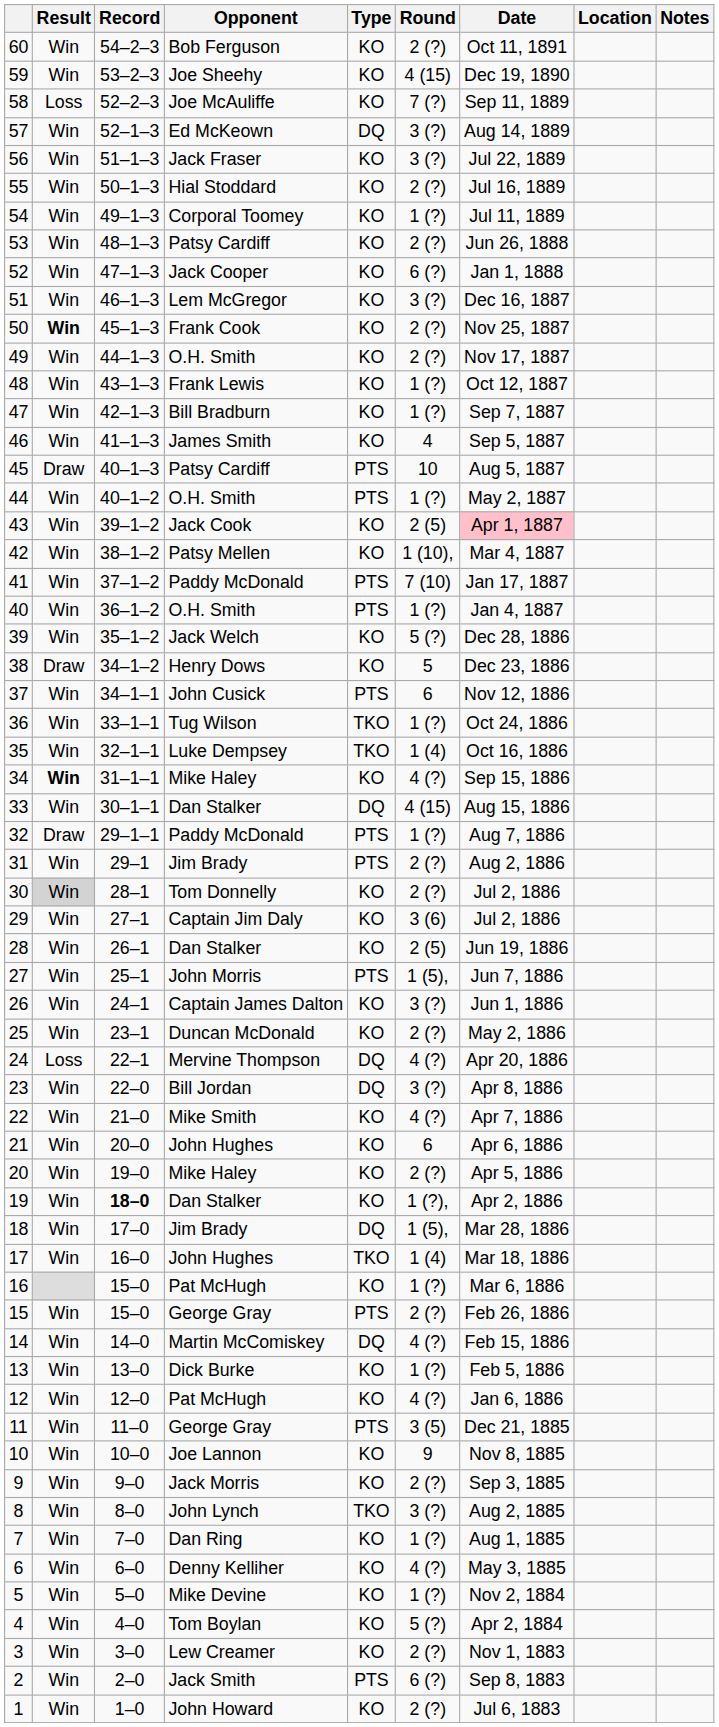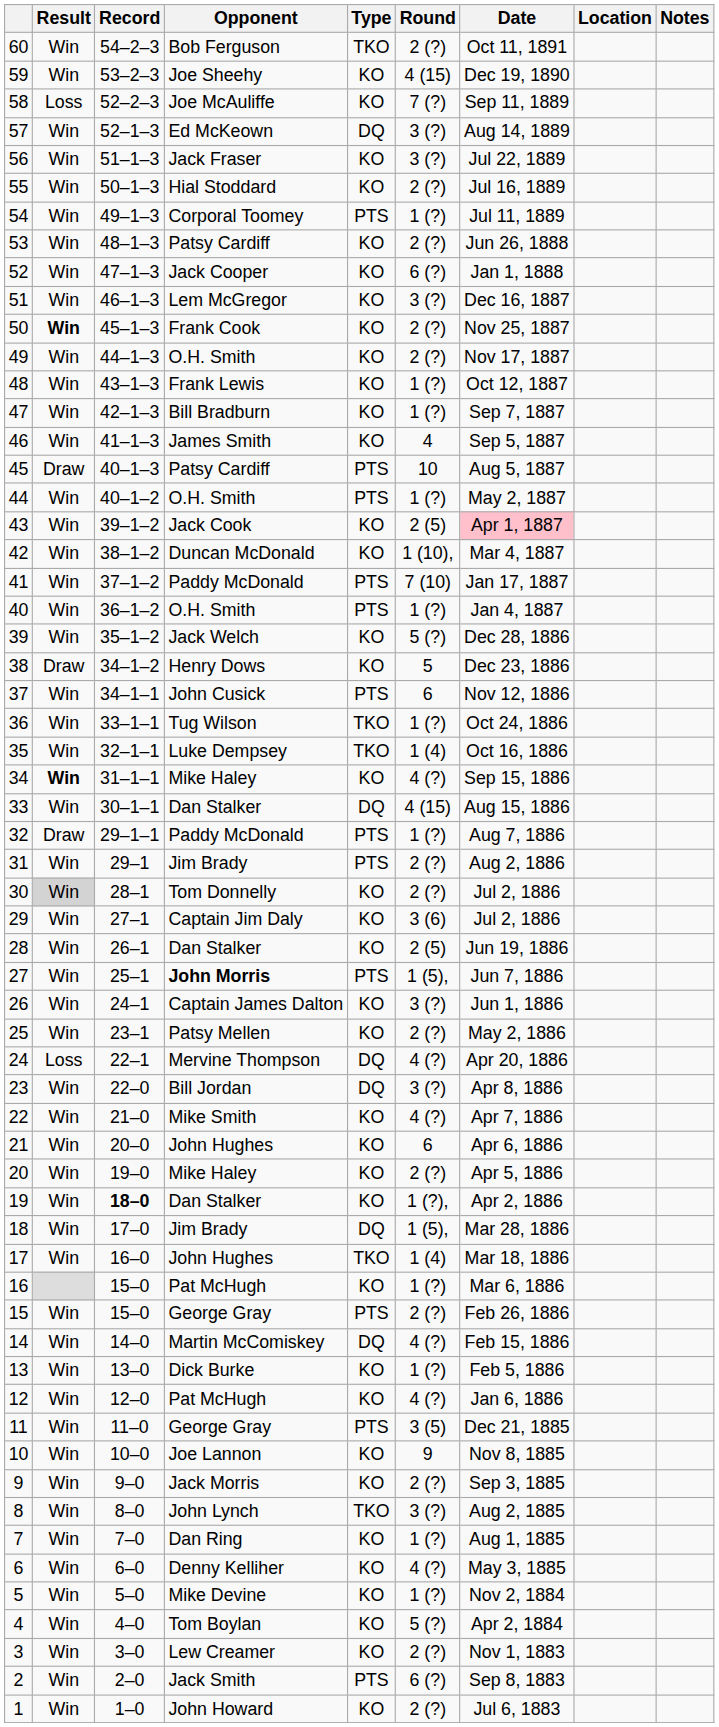(371, 46) KO -> (371, 46) TKO
(371, 215) KO -> (371, 215) PTS
(219, 553) Patsy Mellen -> (241, 553) Duncan McDonald
(215, 976) normal -> (219, 976) bold
(241, 1032) Duncan McDonald -> (219, 1032) Patsy Mellen
